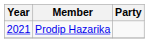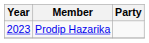(19, 29) 2021 -> (19, 29) 2023
